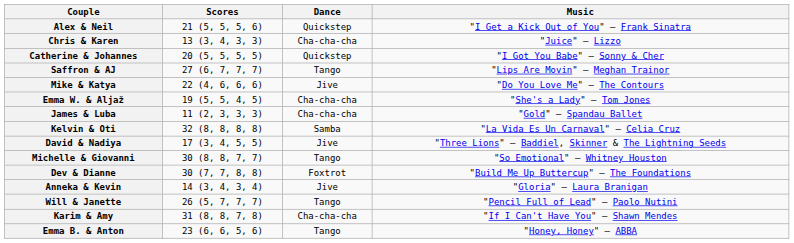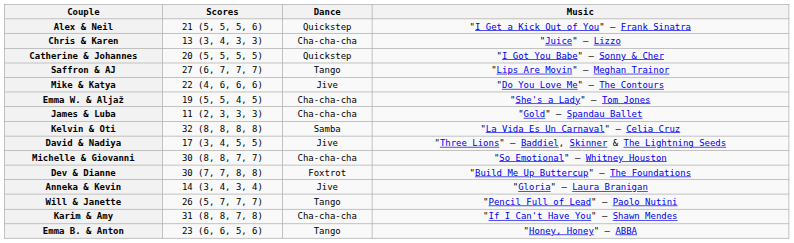(327, 158) Tango -> (327, 158) Cha-cha-cha
